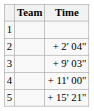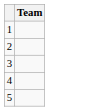- column: (67, 13)
